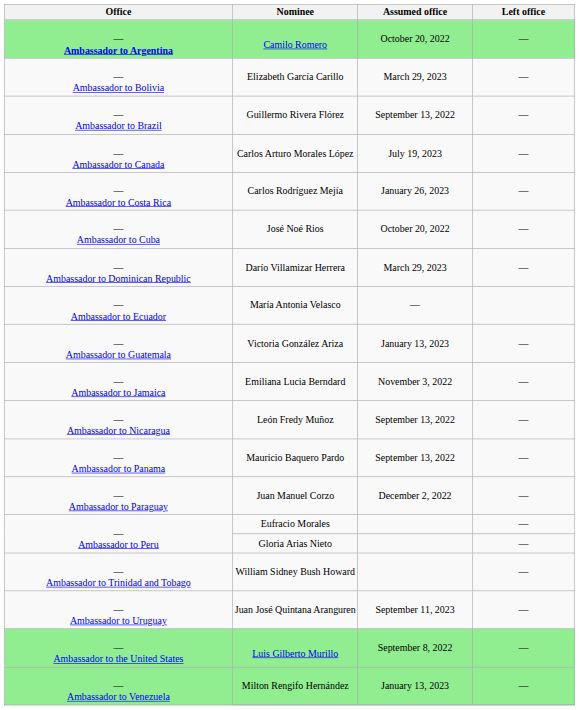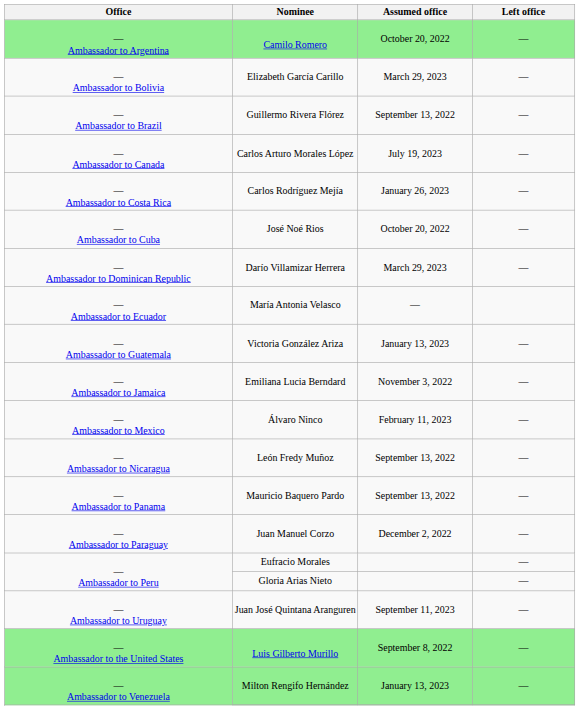(118, 44) bold -> (118, 44) normal
+ row: (295, 419)
- row: (295, 571)
